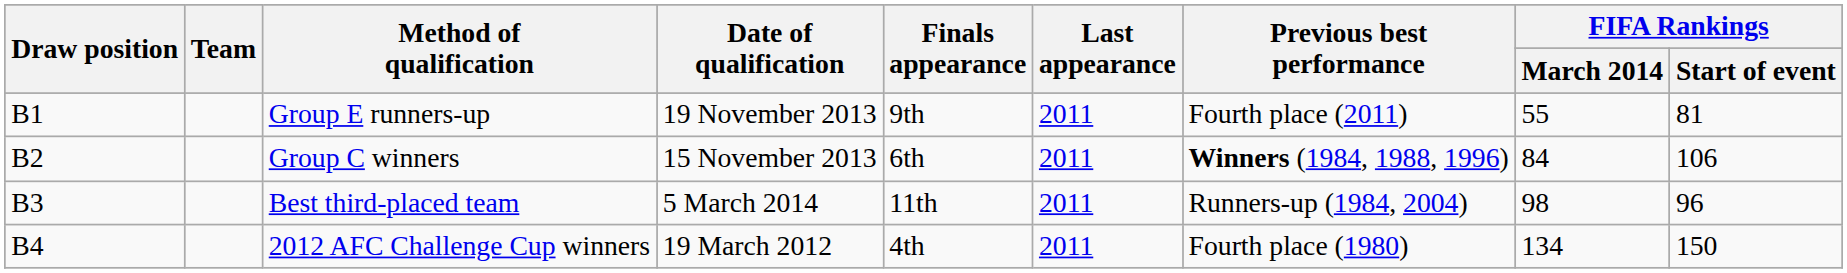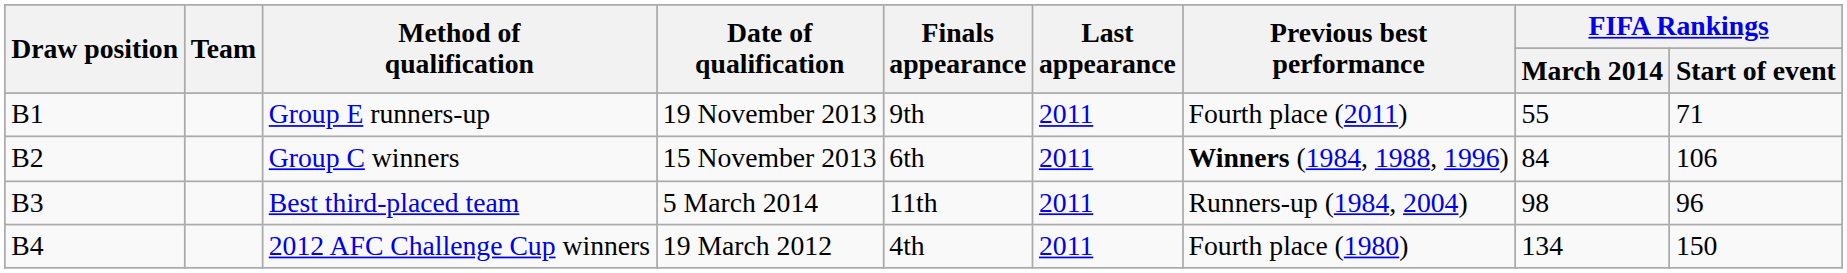(1690, 114) 81 -> (1690, 114) 71
